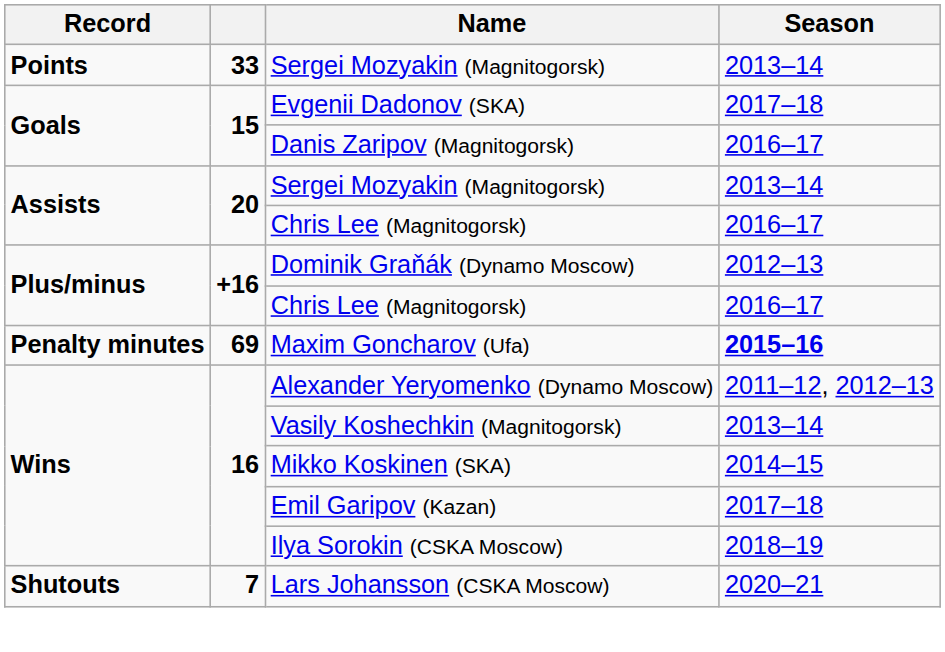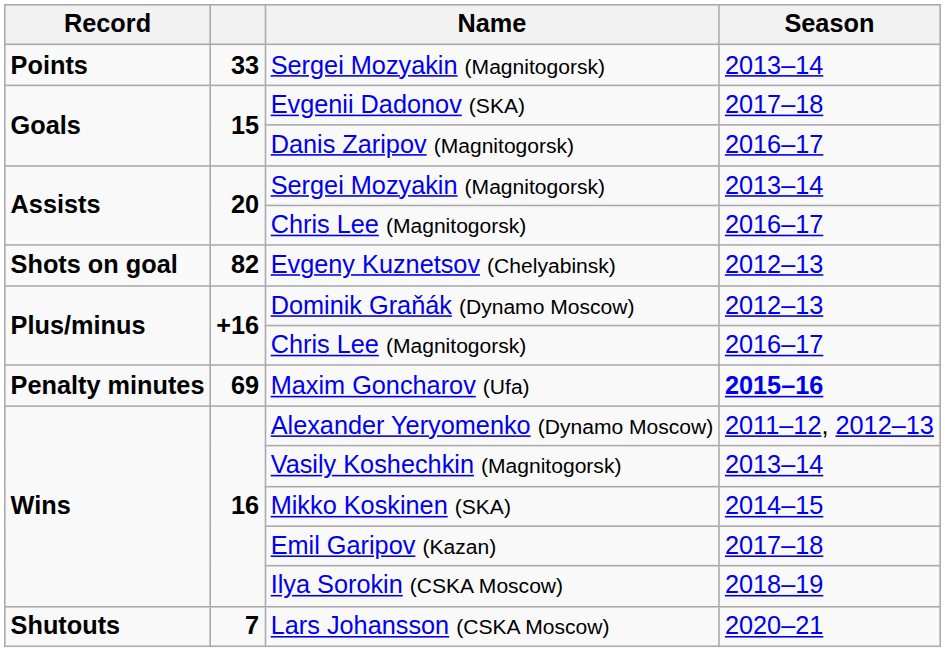+ row: (94, 265)
